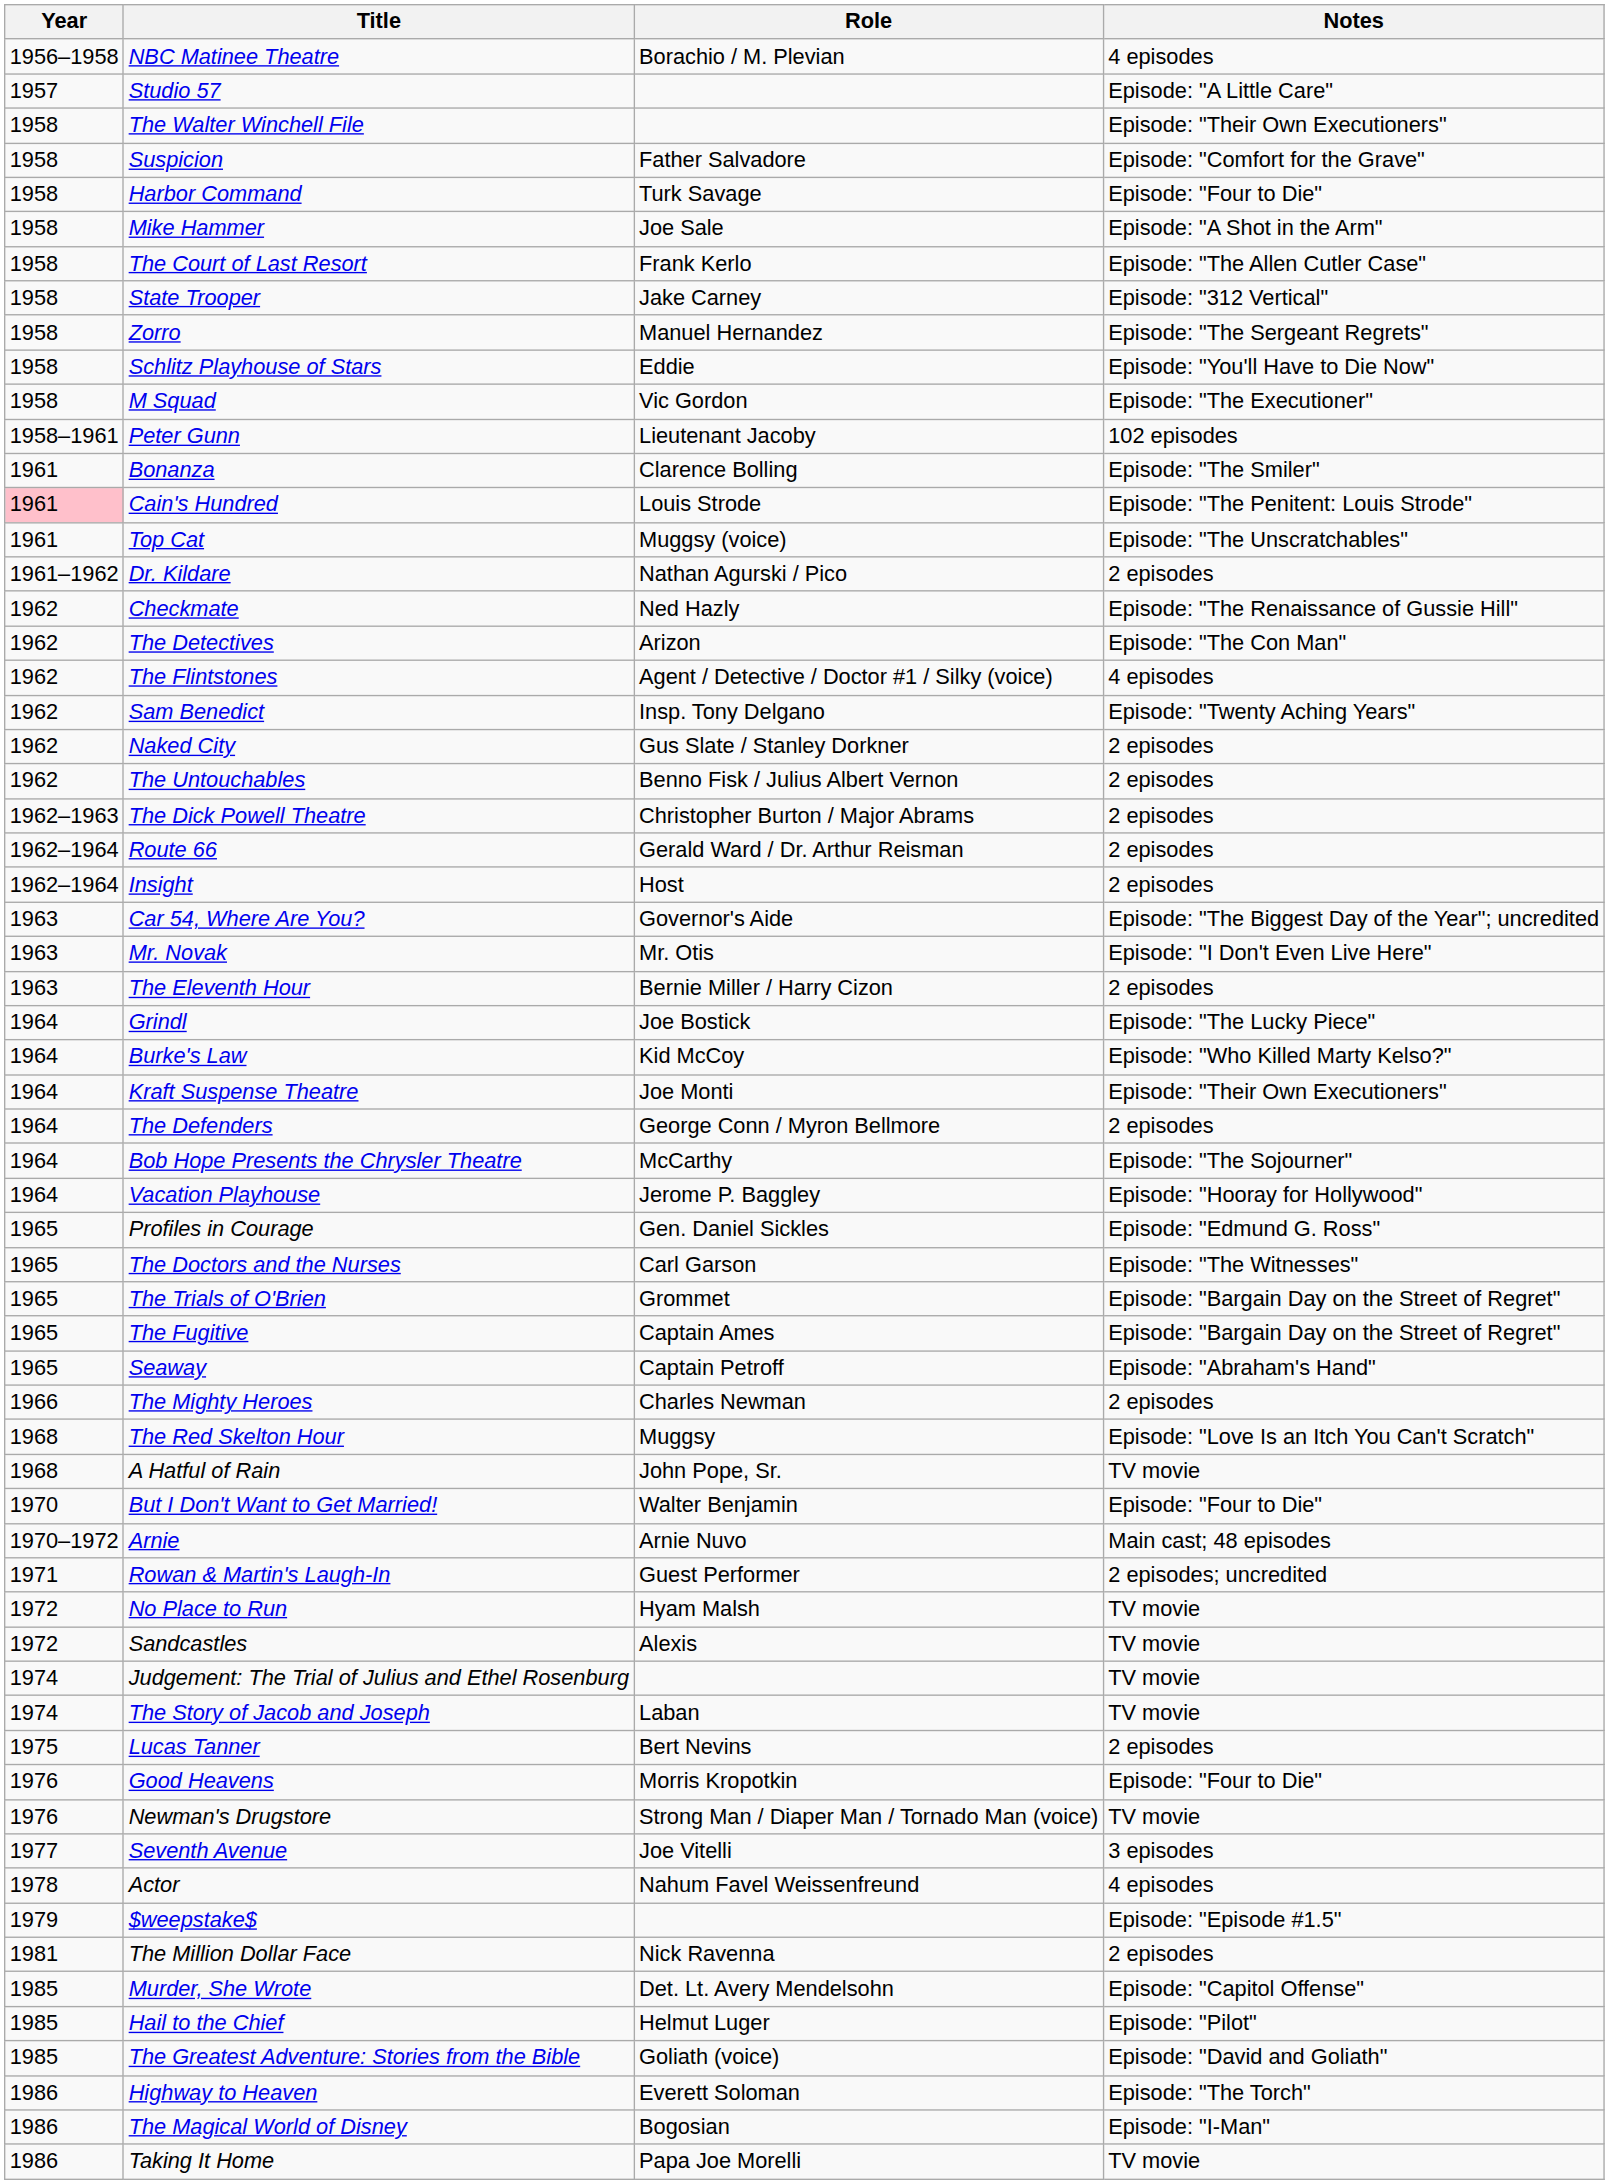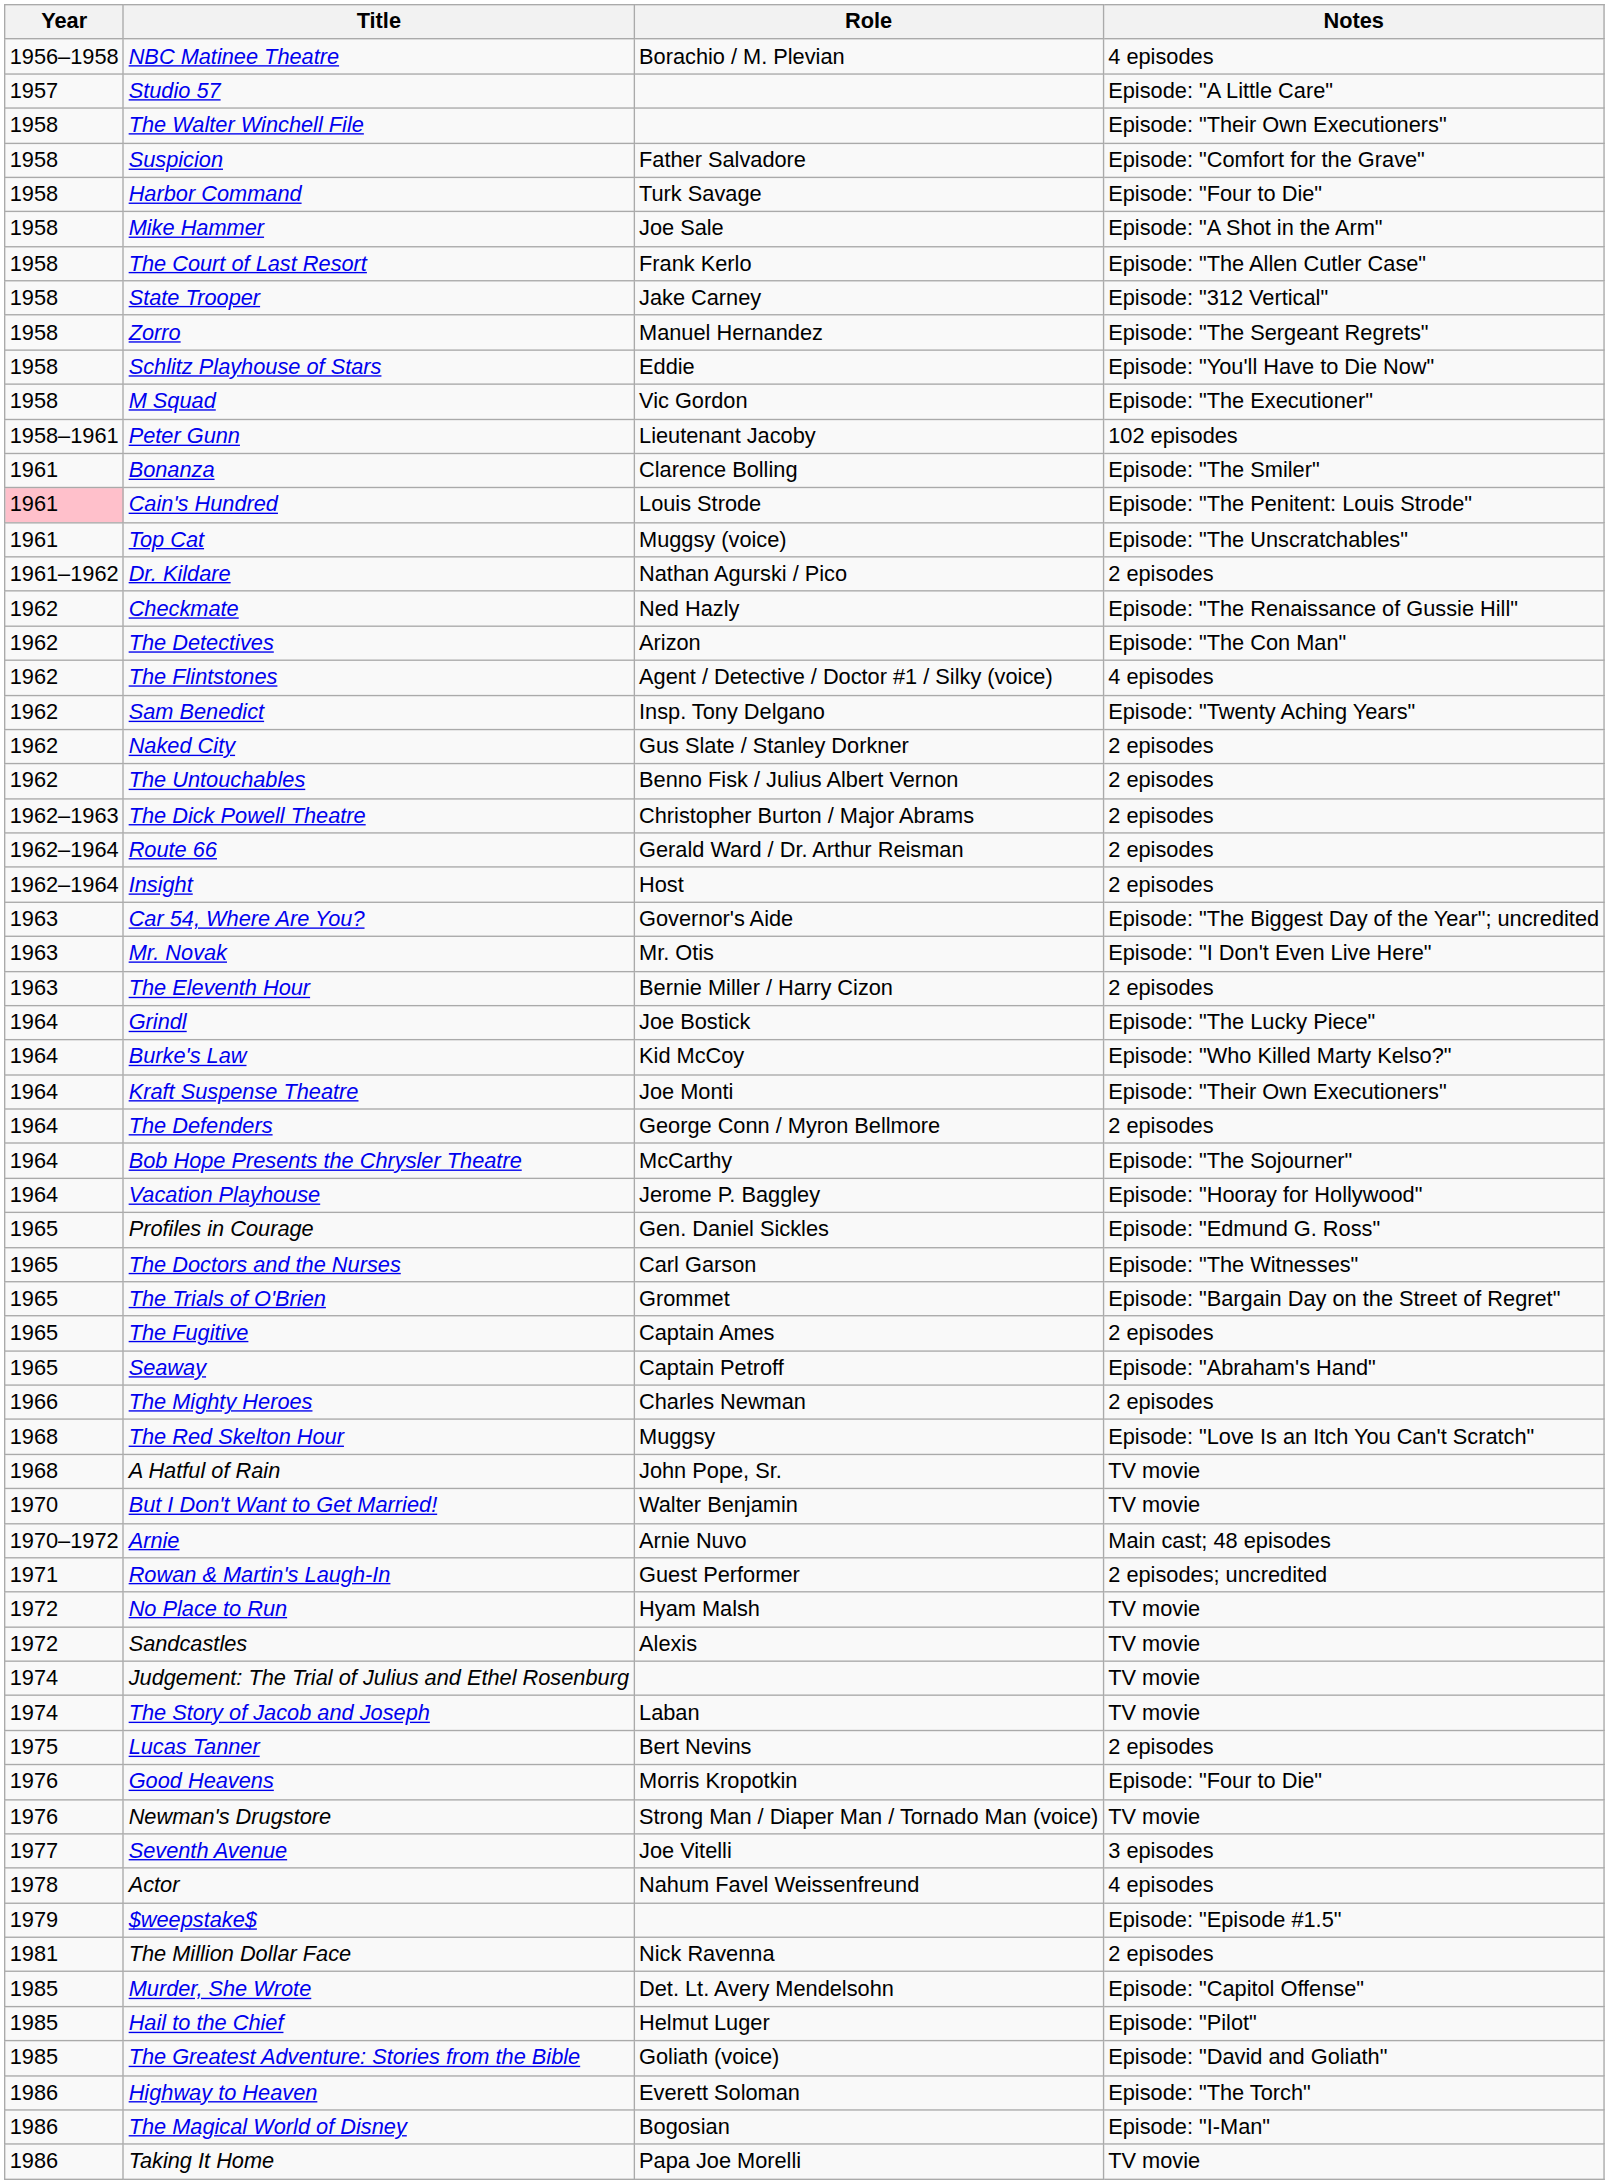(1334, 1333) Episode: "Bargain Day on the Street of Regret" -> (1161, 1333) 2 episodes
(1215, 1505) Episode: "Four to Die" -> (1154, 1505) TV movie
